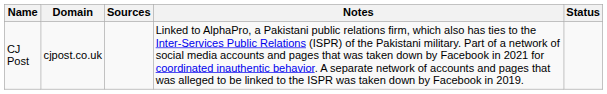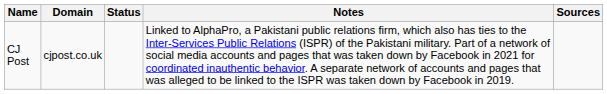columns swapped: (583, 13) <-> (129, 13)
